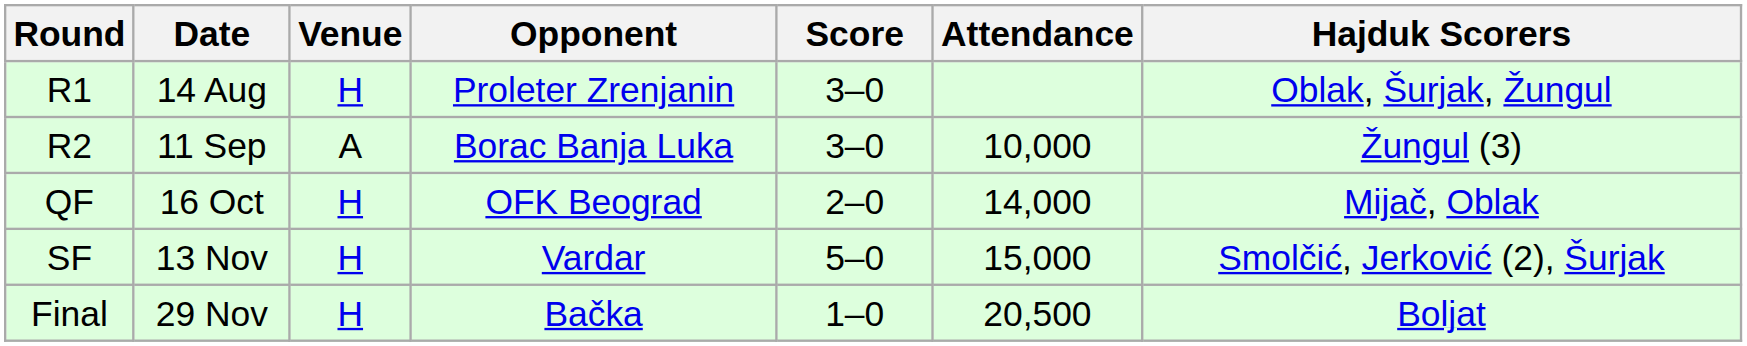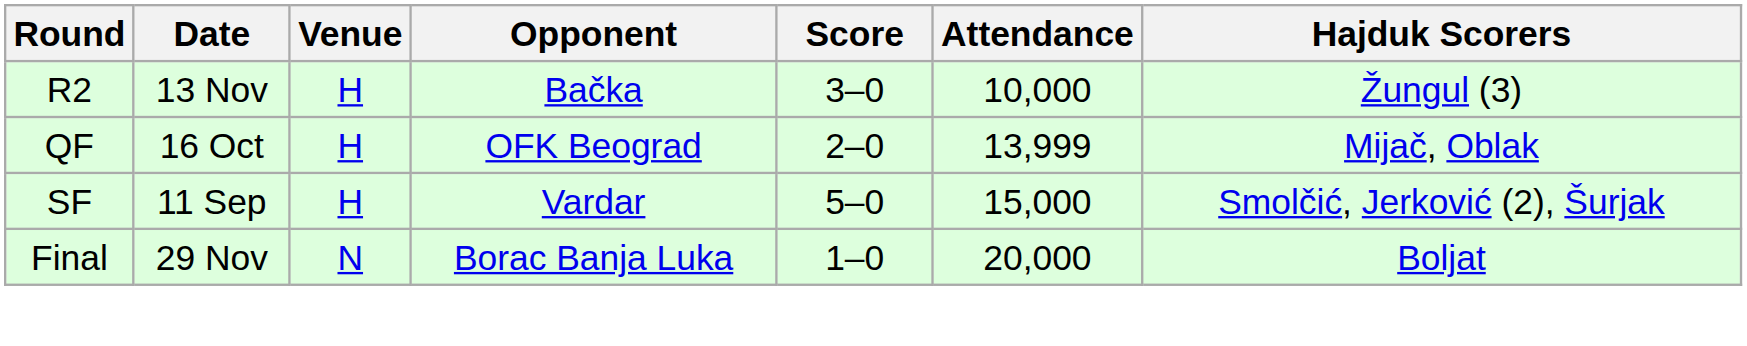- row: (69, 89)
(212, 146) 11 Sep -> (212, 89) 13 Nov
(350, 146) A -> (350, 89) H
(594, 146) Borac Banja Luka -> (594, 89) Bačka
(1037, 202) 14,000 -> (1037, 146) 13,999
(212, 258) 13 Nov -> (212, 202) 11 Sep
(350, 314) H -> (350, 258) N
(594, 314) Bačka -> (594, 258) Borac Banja Luka
(1037, 314) 20,500 -> (1037, 258) 20,000
